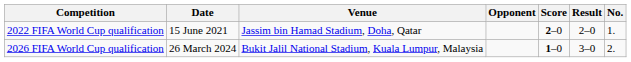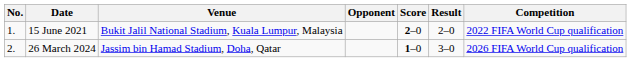columns swapped: (615, 13) <-> (85, 13)
(331, 30) Jassim bin Hamad Stadium, Doha, Qatar -> (222, 30) Bukit Jalil National Stadium, Kuala Lumpur, Malaysia
(362, 48) Bukit Jalil National Stadium, Kuala Lumpur, Malaysia -> (191, 48) Jassim bin Hamad Stadium, Doha, Qatar
